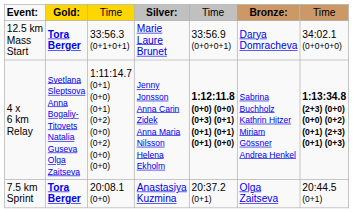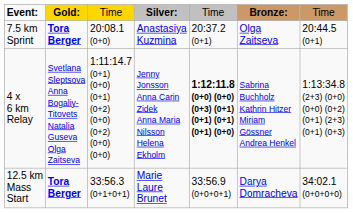rows swapped: (22, 193) <-> (25, 40)
(324, 119) bold -> (324, 108) normal
